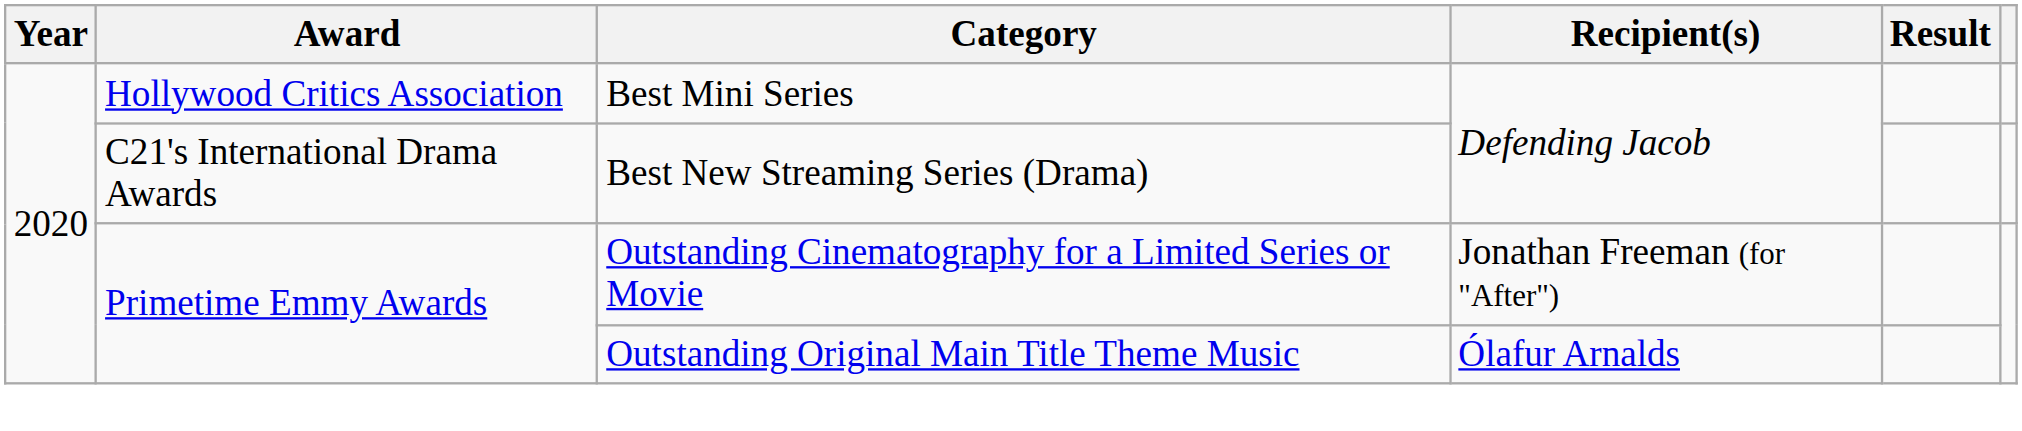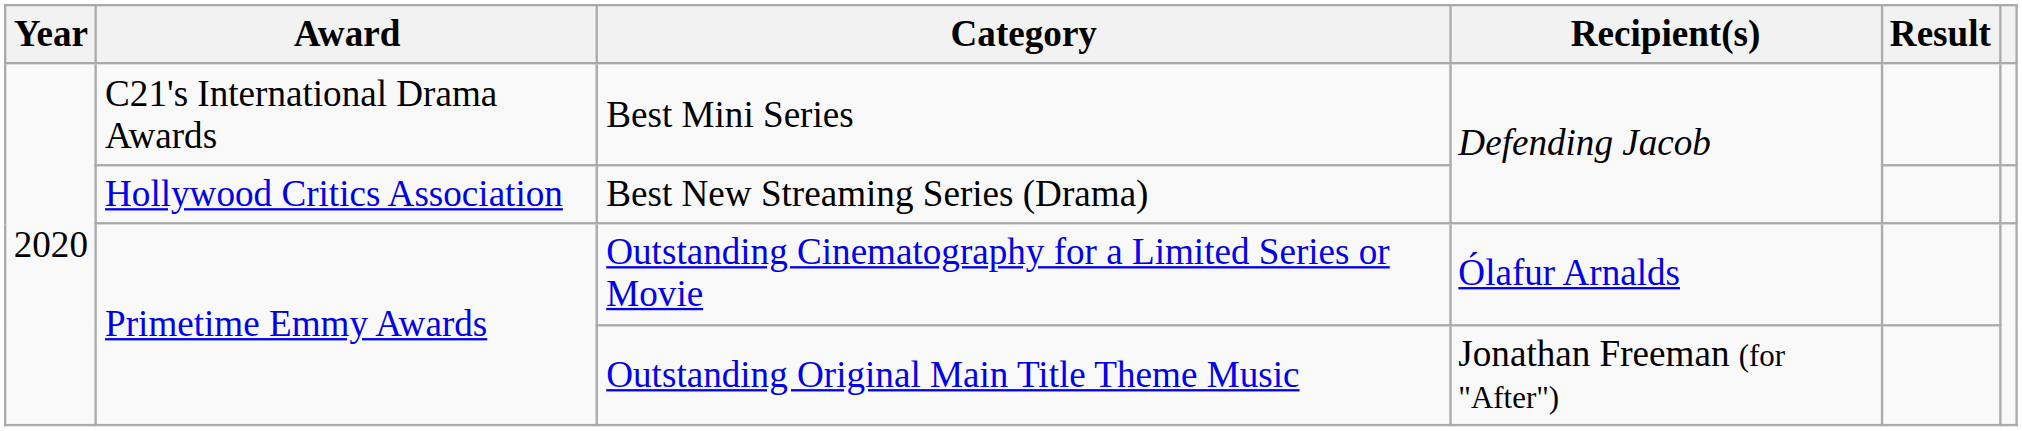(334, 92) Hollywood Critics Association -> (301, 113) C21's International Drama Awards
(301, 172) C21's International Drama Awards -> (334, 193) Hollywood Critics Association
(1622, 273) Jonathan Freeman (for "After") -> (1569, 273) Ólafur Arnalds
(1569, 352) Ólafur Arnalds -> (1622, 373) Jonathan Freeman (for "After")
